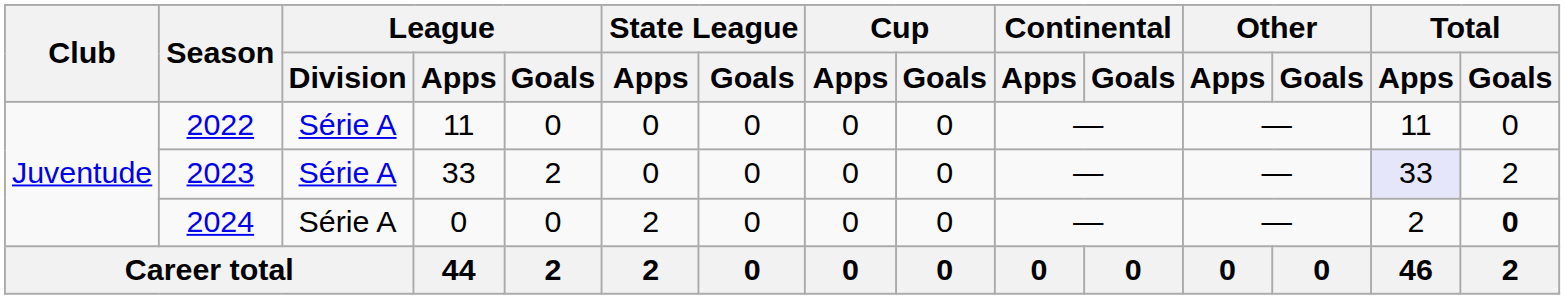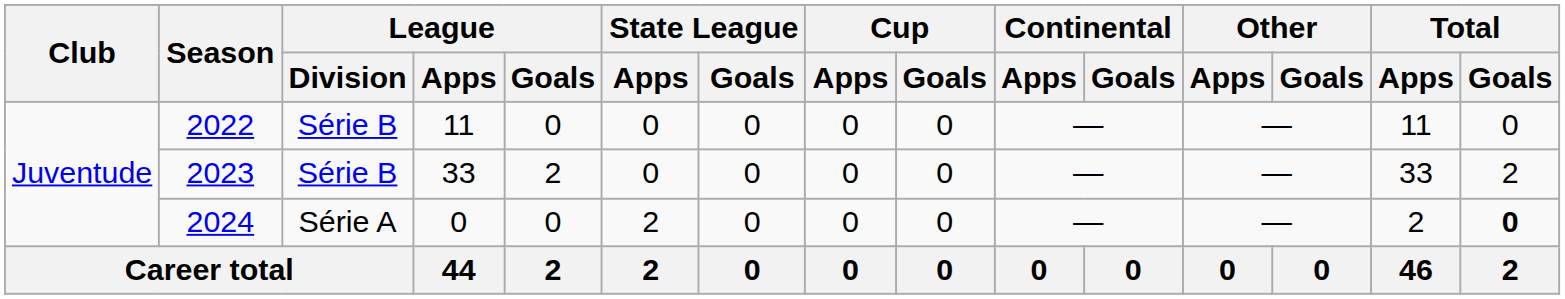(348, 125) Série A -> (348, 125) Série B
(348, 173) Série A -> (348, 173) Série B
(1416, 173) lavender background -> (1416, 173) no background
